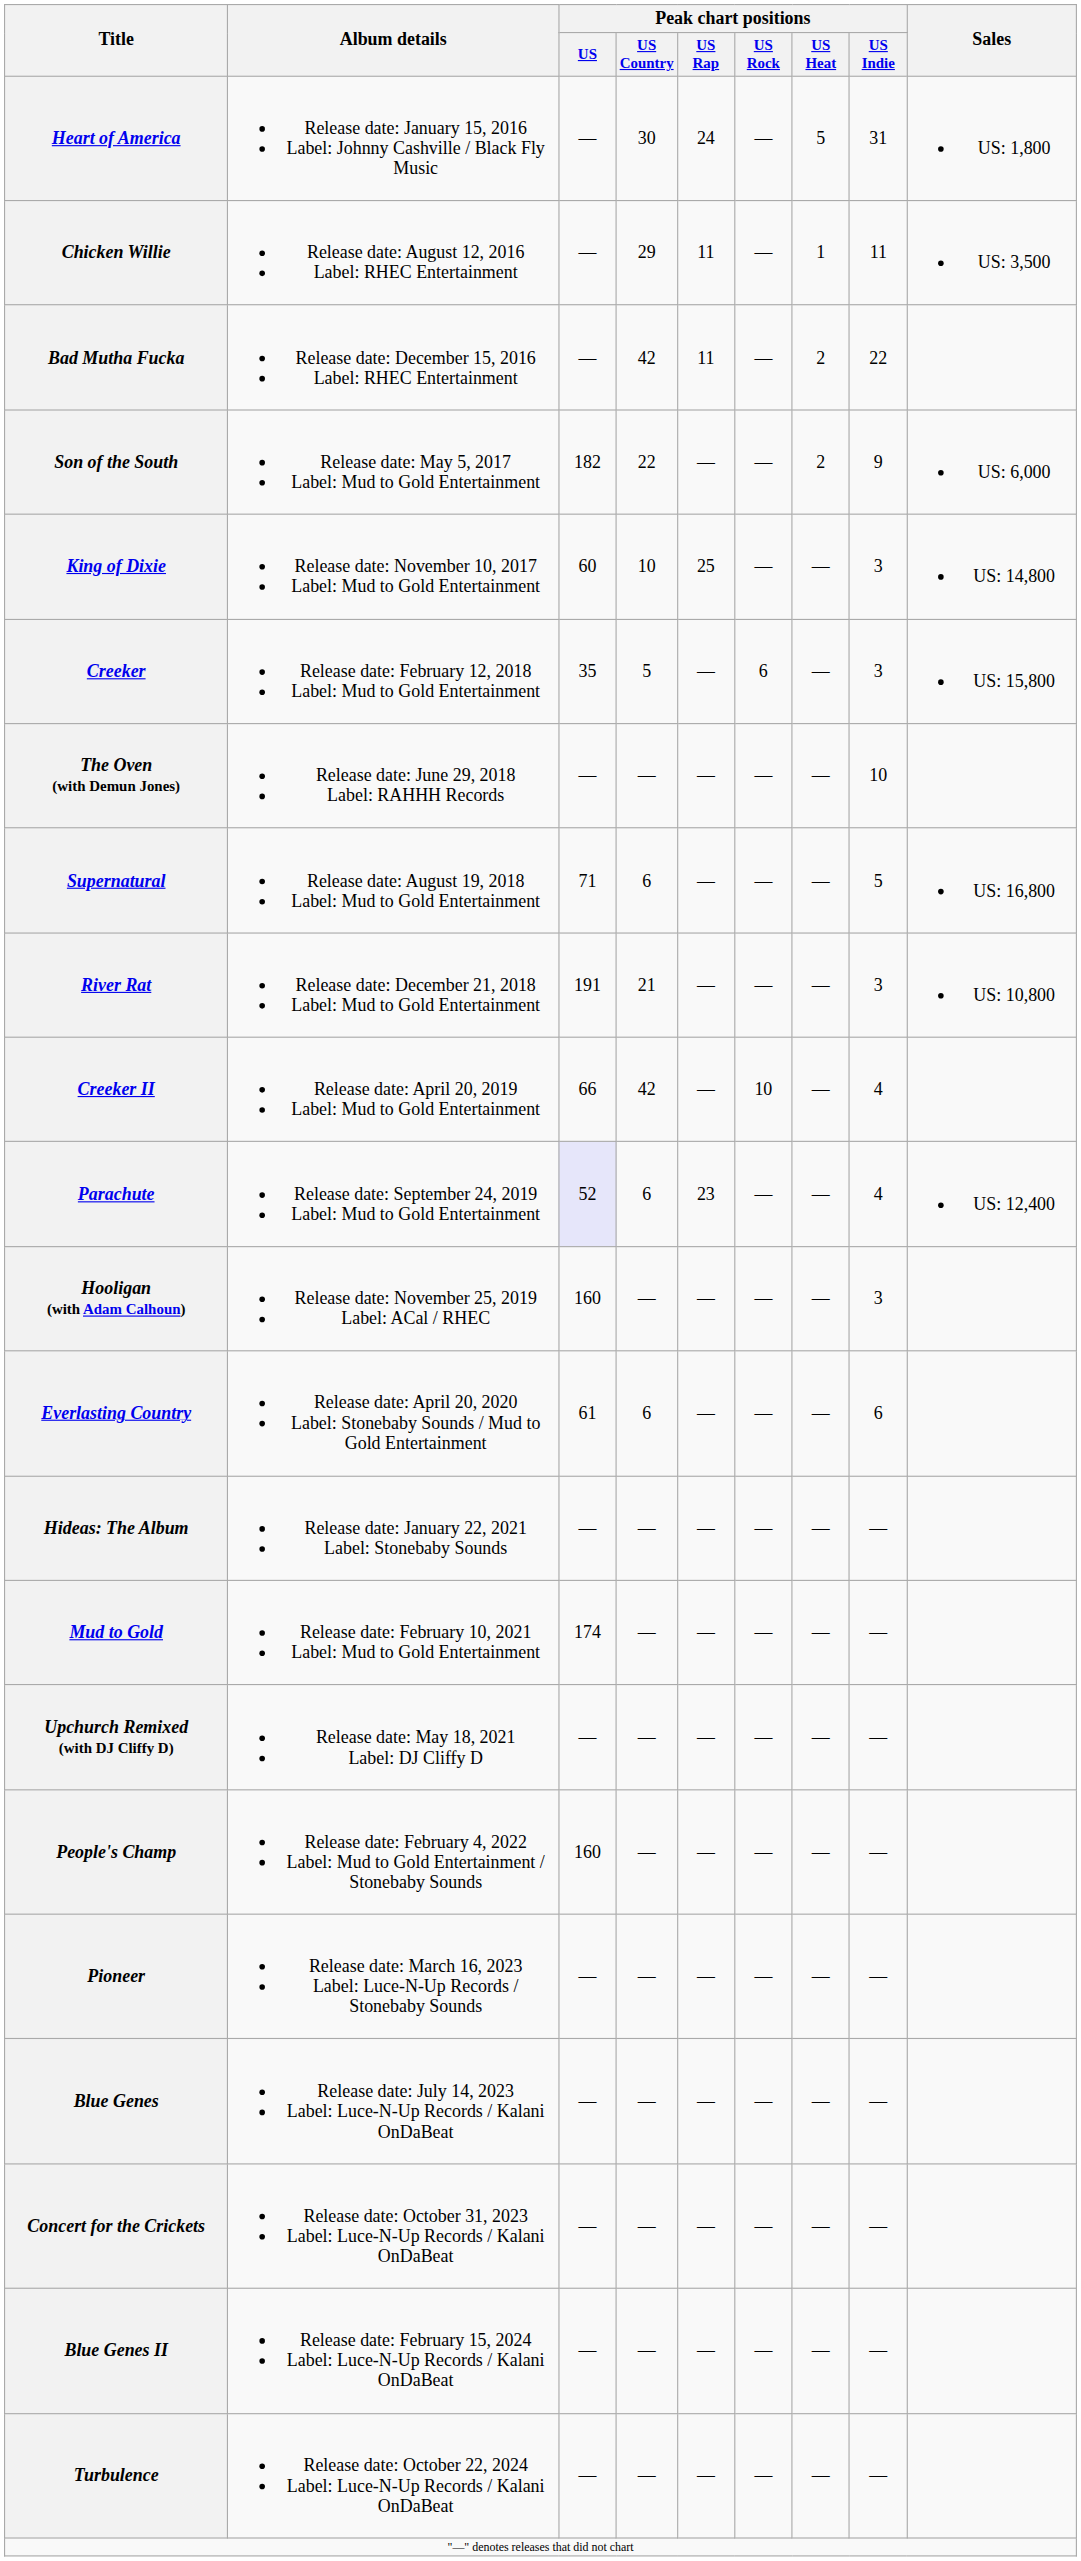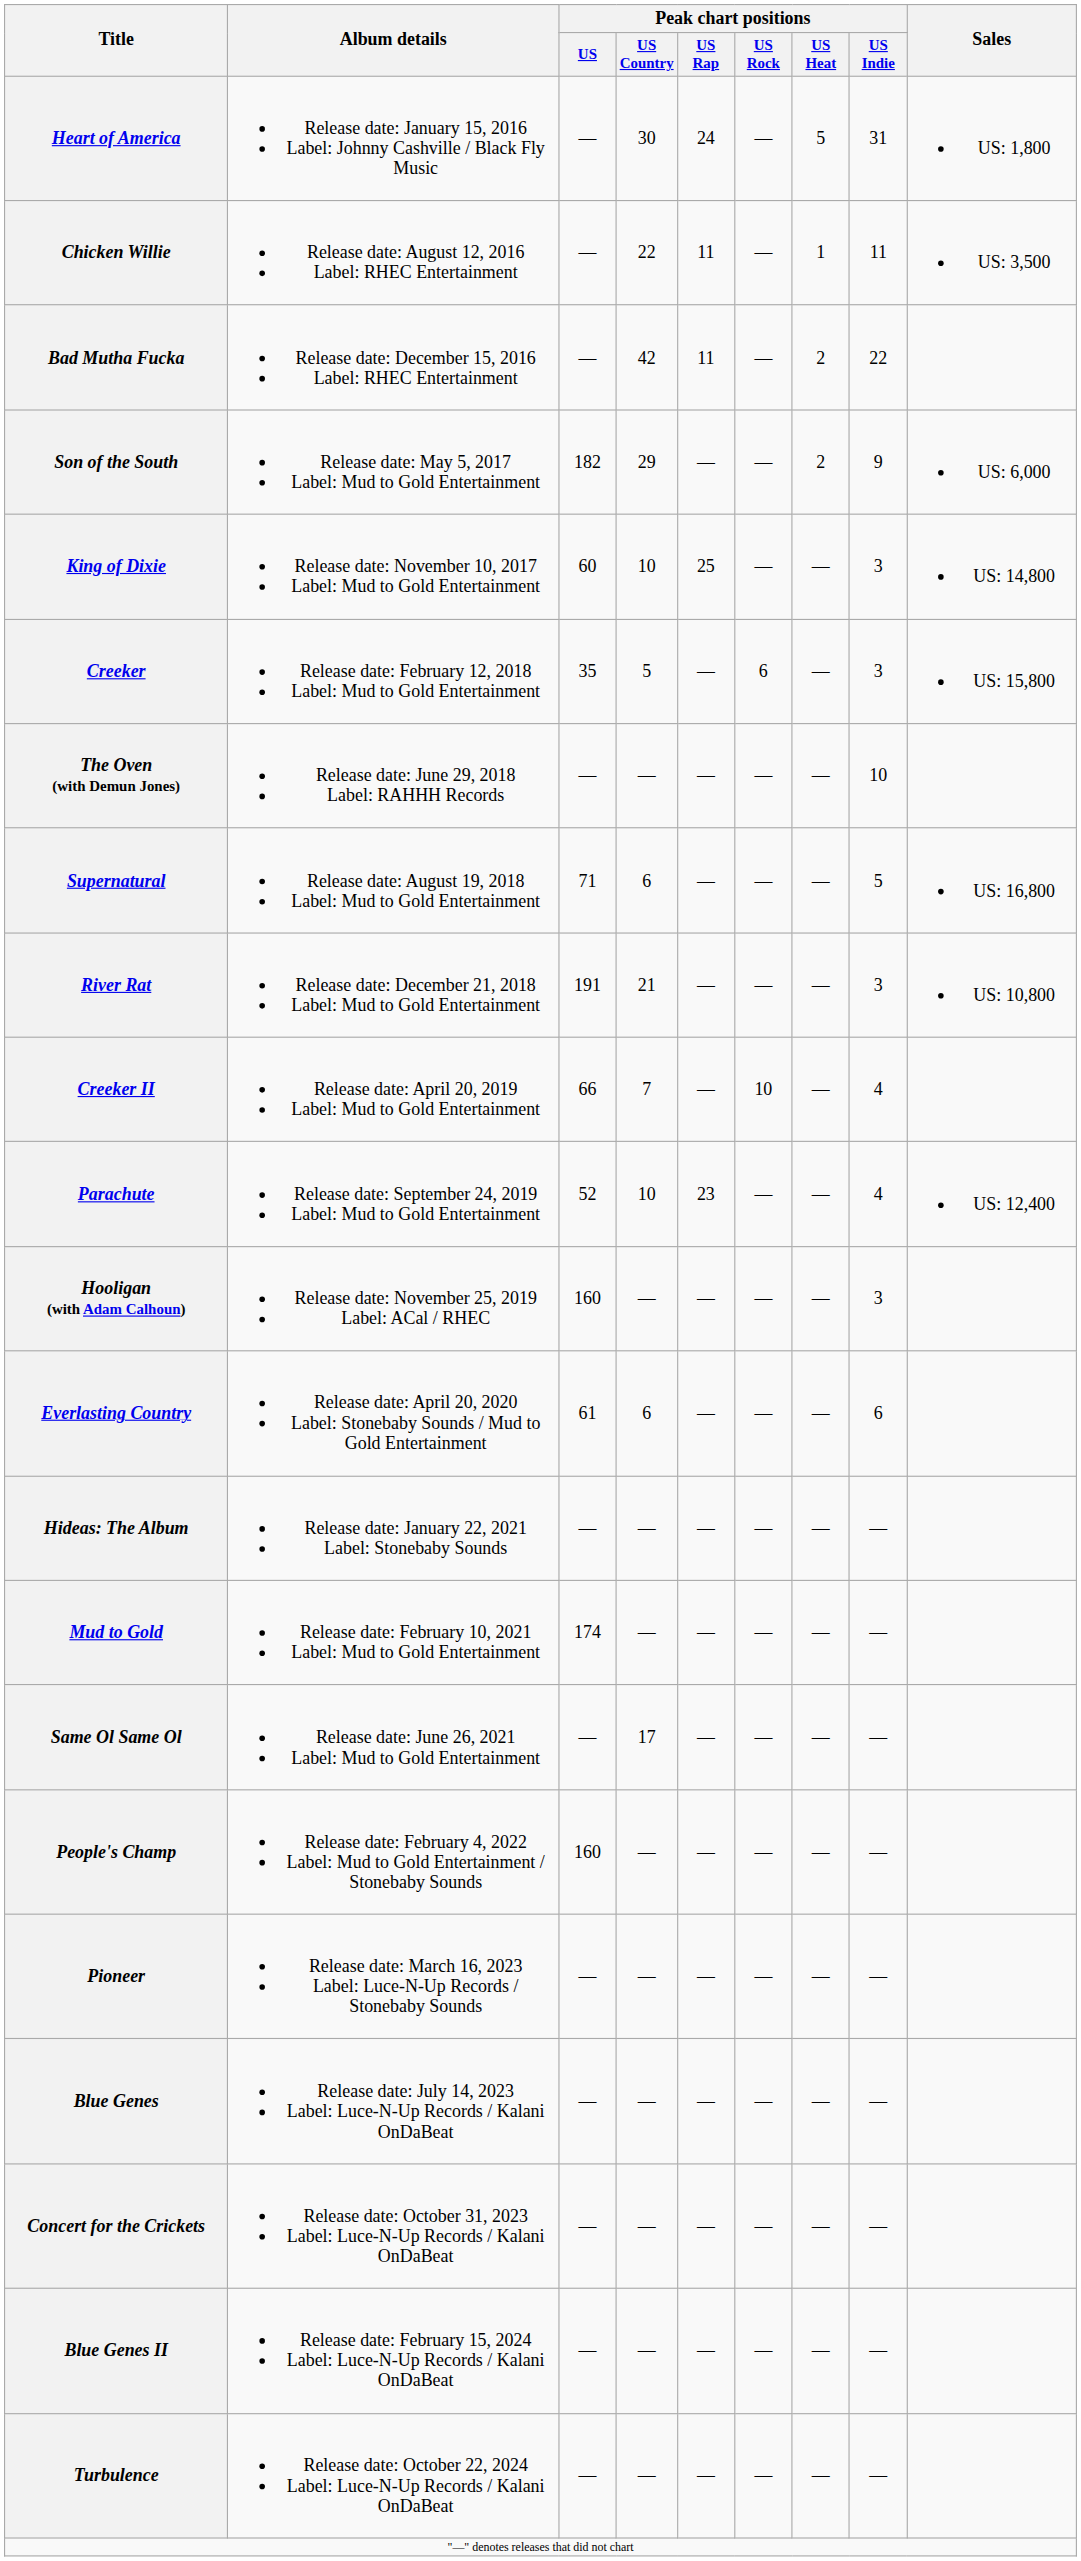(647, 252) 29 -> (647, 252) 22
(647, 462) 22 -> (647, 462) 29
(647, 1089) 42 -> (647, 1089) 7
(587, 1194) lavender background -> (587, 1194) no background
(647, 1194) 6 -> (647, 1194) 10
- row: (116, 1737)
+ row: (116, 1737)
